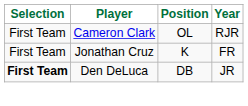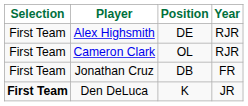+ row: (114, 33)
(185, 52) K -> (185, 71) DB
(185, 71) DB -> (185, 91) K
